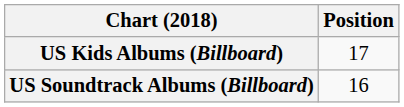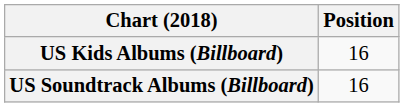(359, 53) 17 -> (359, 53) 16
